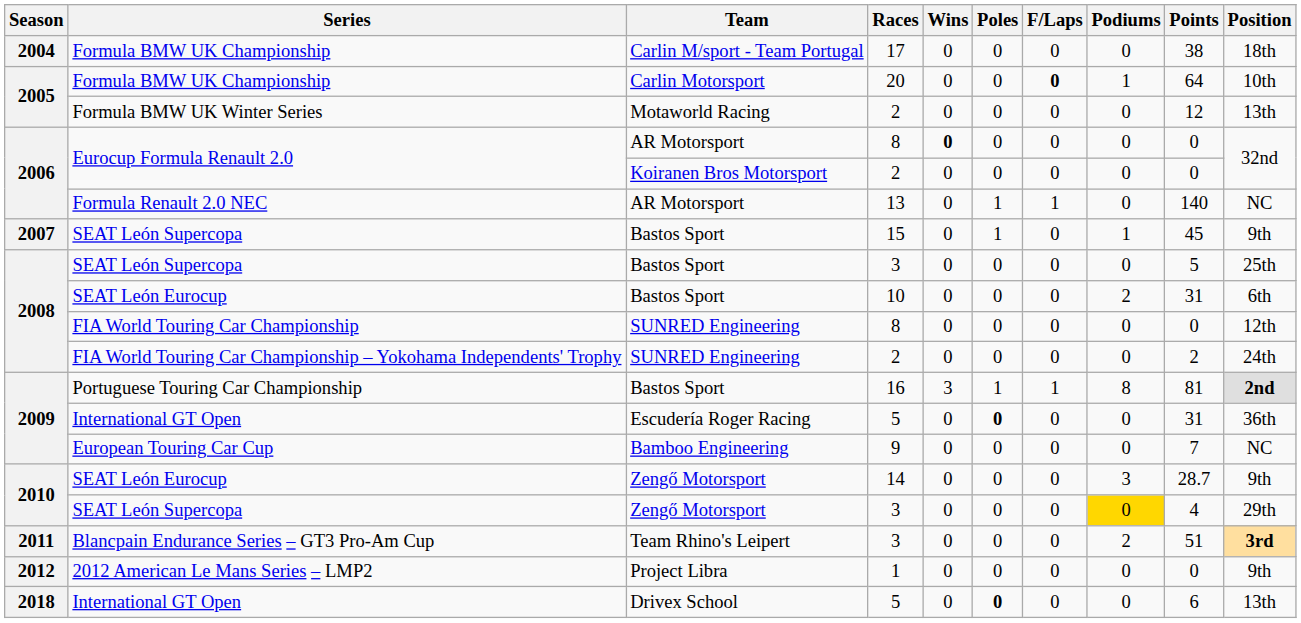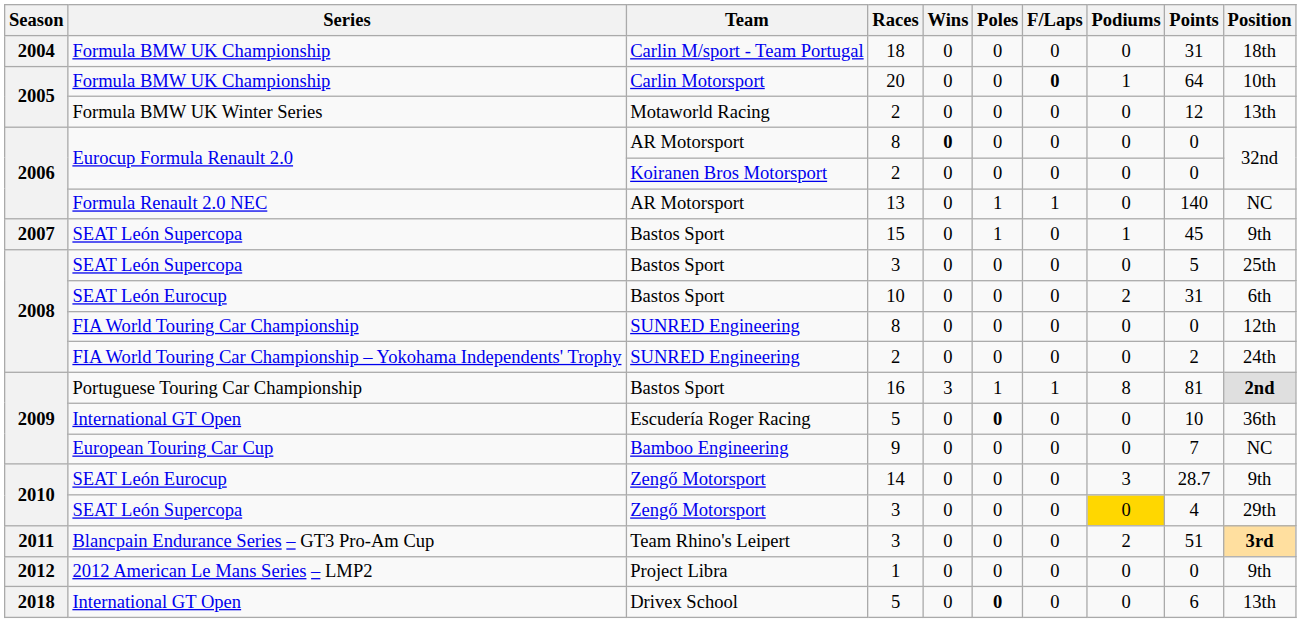(896, 50) 17 -> (896, 50) 18
(1194, 50) 38 -> (1194, 50) 31
(1194, 418) 31 -> (1194, 418) 10
